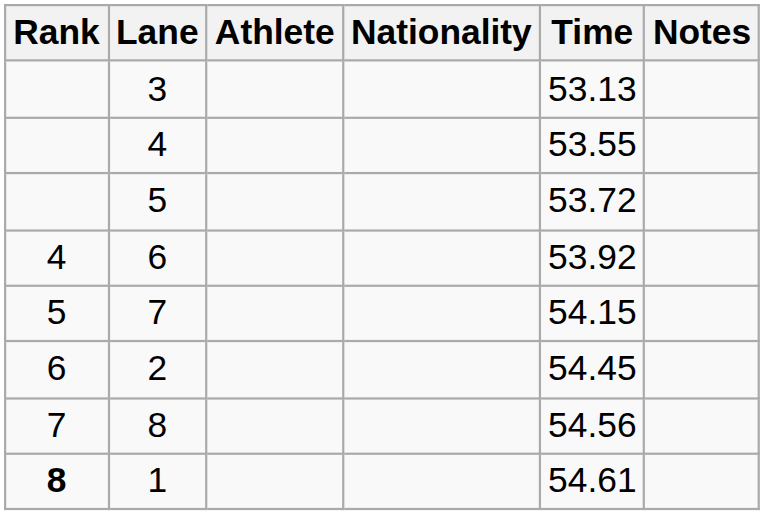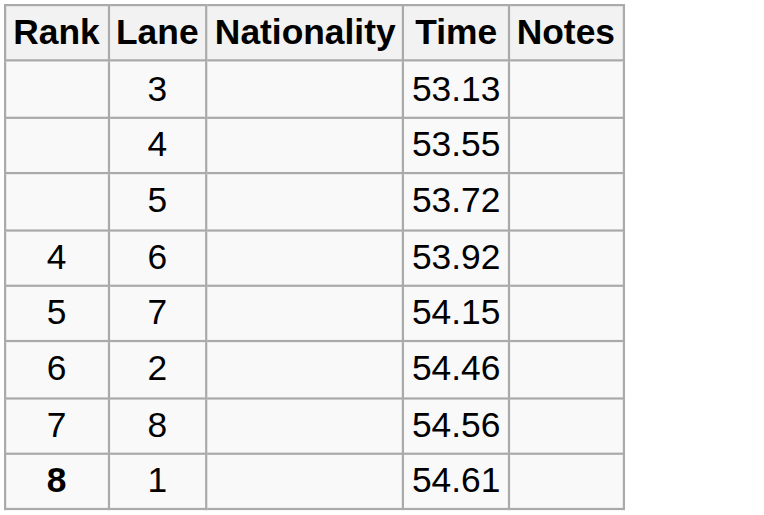- column: (275, 32)
(592, 369) 54.45 -> (456, 369) 54.46
